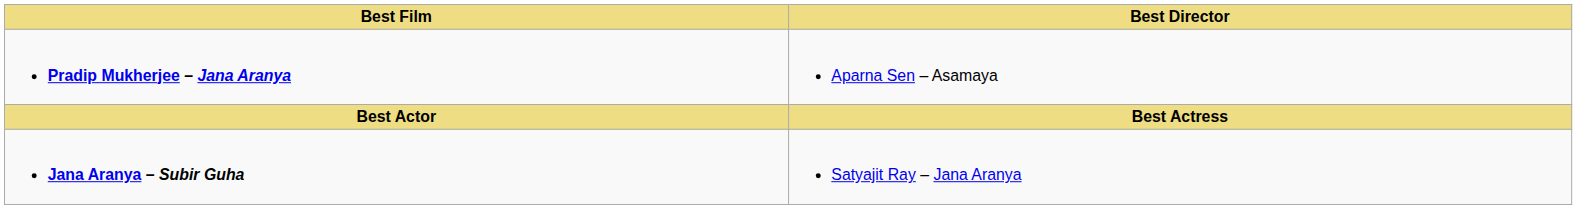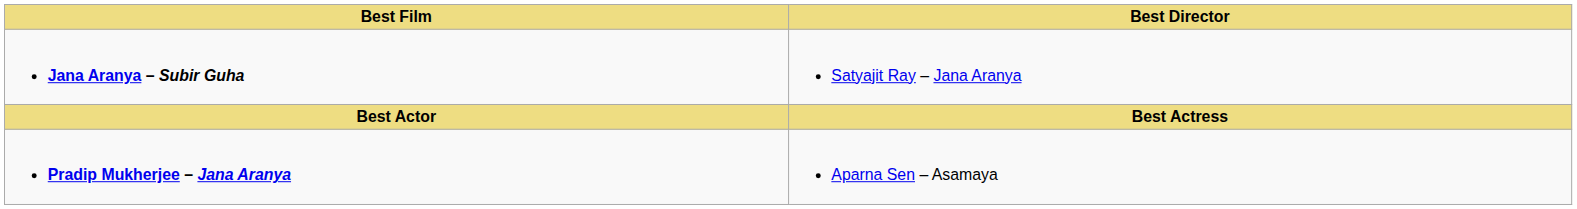rows swapped: (396, 176) <-> (396, 76)
